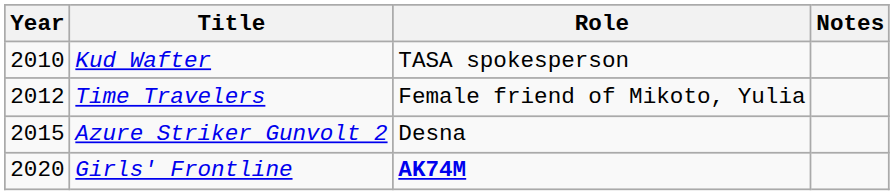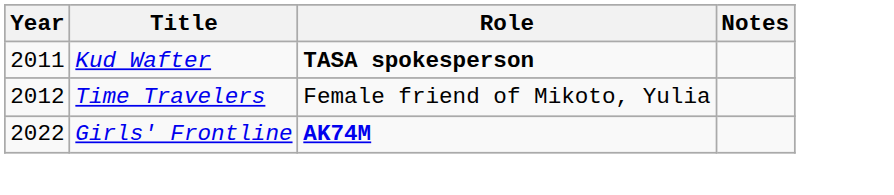(37, 60) 2010 -> (37, 60) 2011
(514, 60) normal -> (419, 60) bold
- row: (231, 134)
(37, 171) 2020 -> (37, 134) 2022
